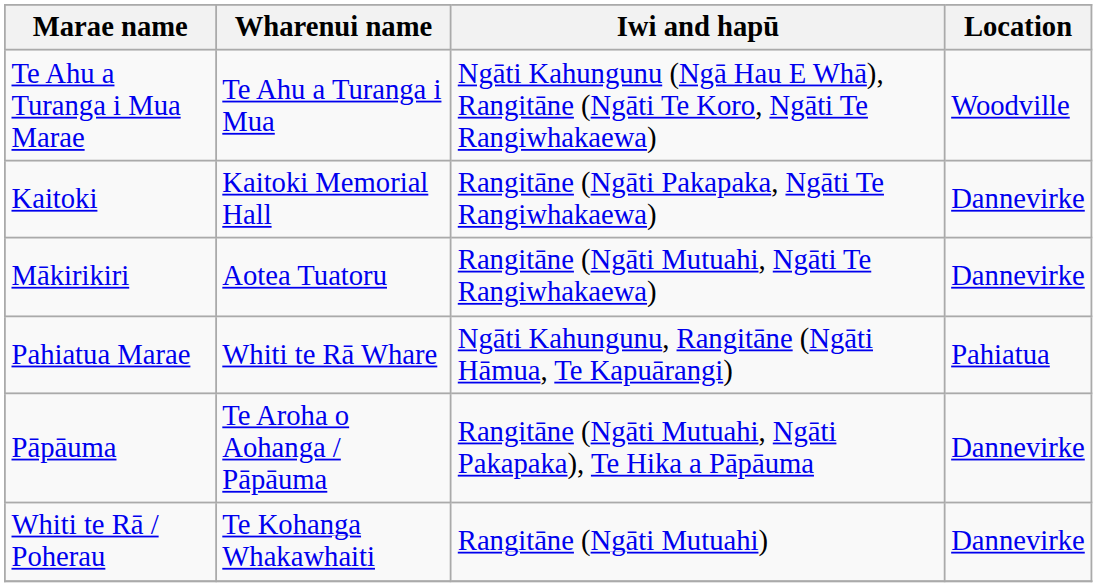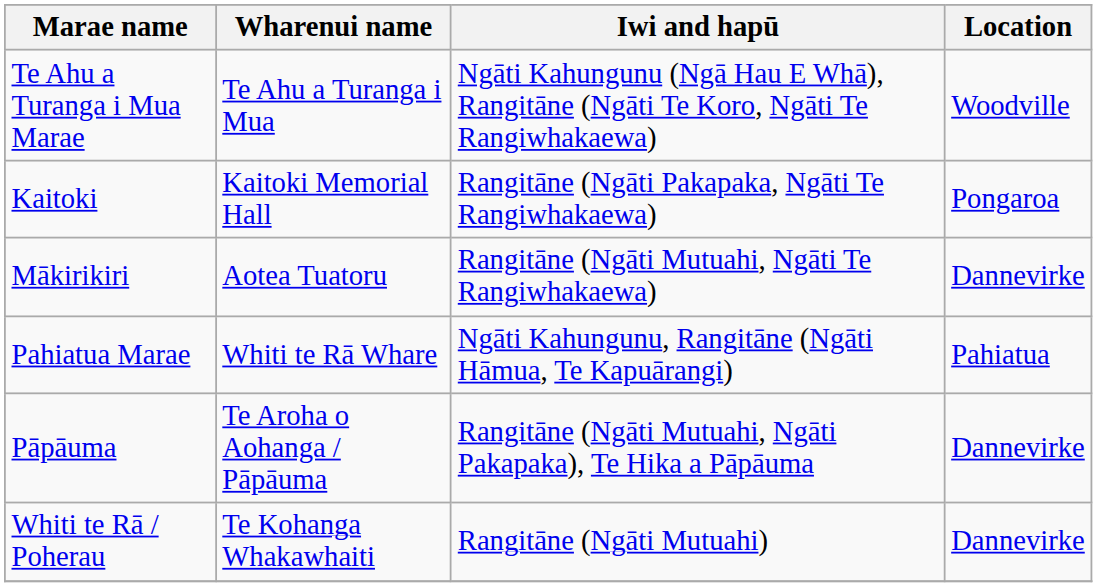(1018, 198) Dannevirke -> (1005, 198) Pongaroa
